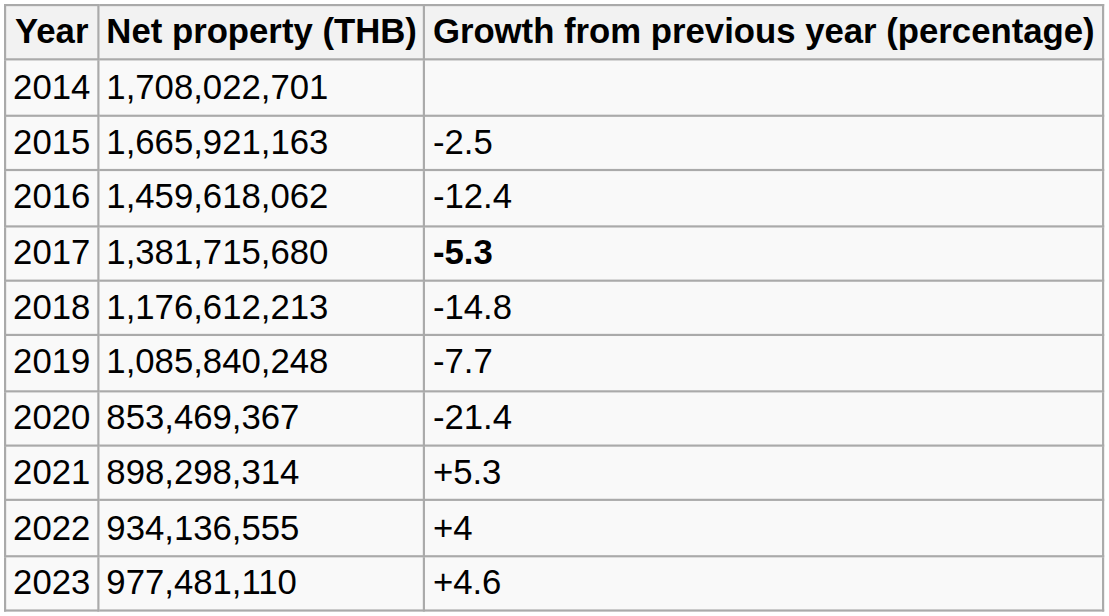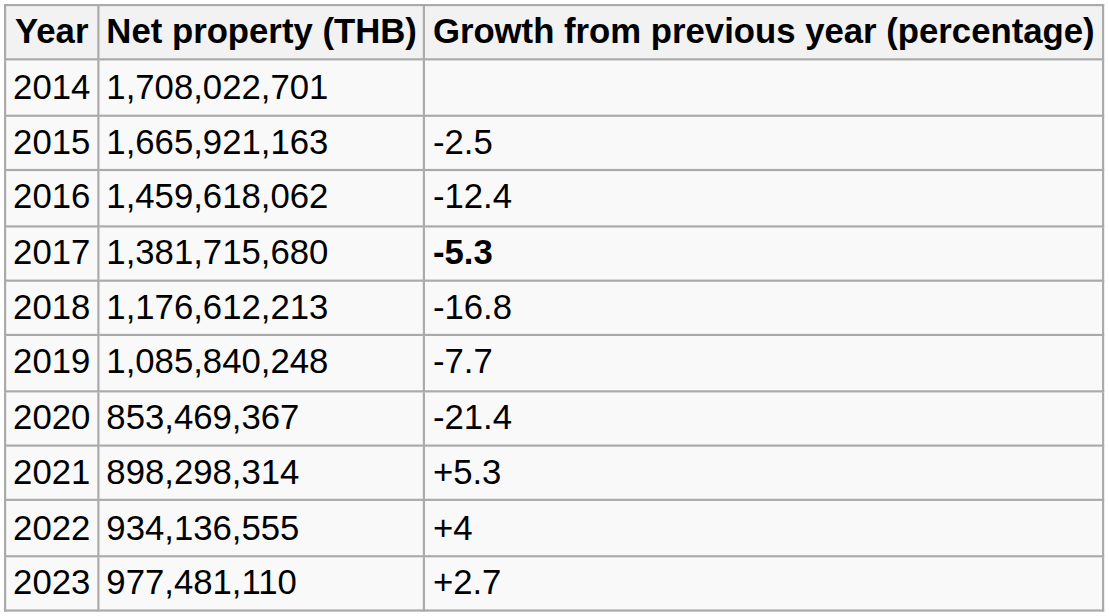(472, 307) -14.8 -> (472, 307) -16.8
(467, 582) +4.6 -> (467, 582) +2.7
